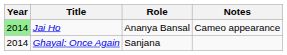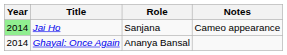(157, 27) Ananya Bansal -> (142, 27) Sanjana
(142, 43) Sanjana -> (157, 43) Ananya Bansal
